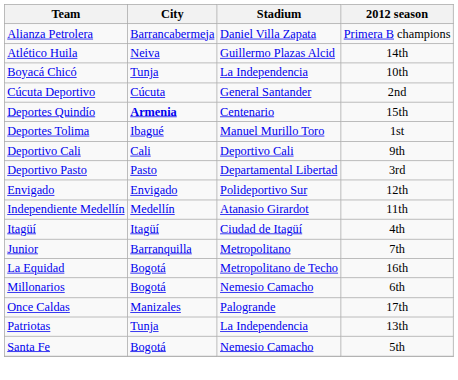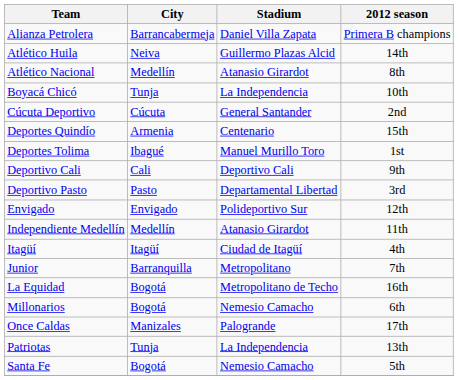+ row: (51, 72)
(154, 111) bold -> (152, 131) normal
